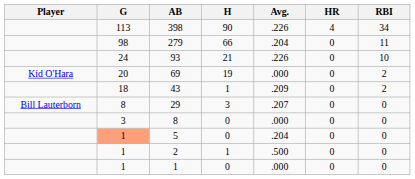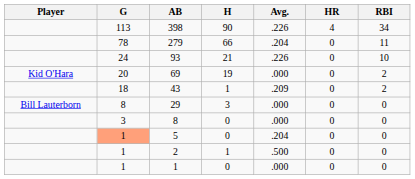(123, 43) 98 -> (123, 43) 78
(280, 105) .207 -> (280, 105) .000
